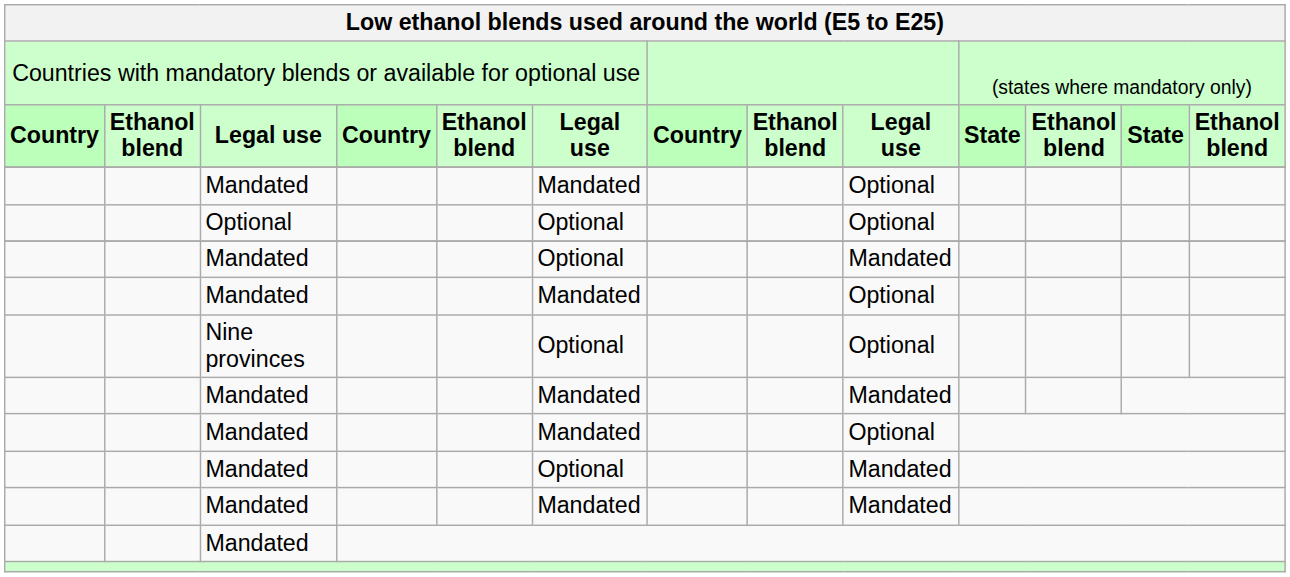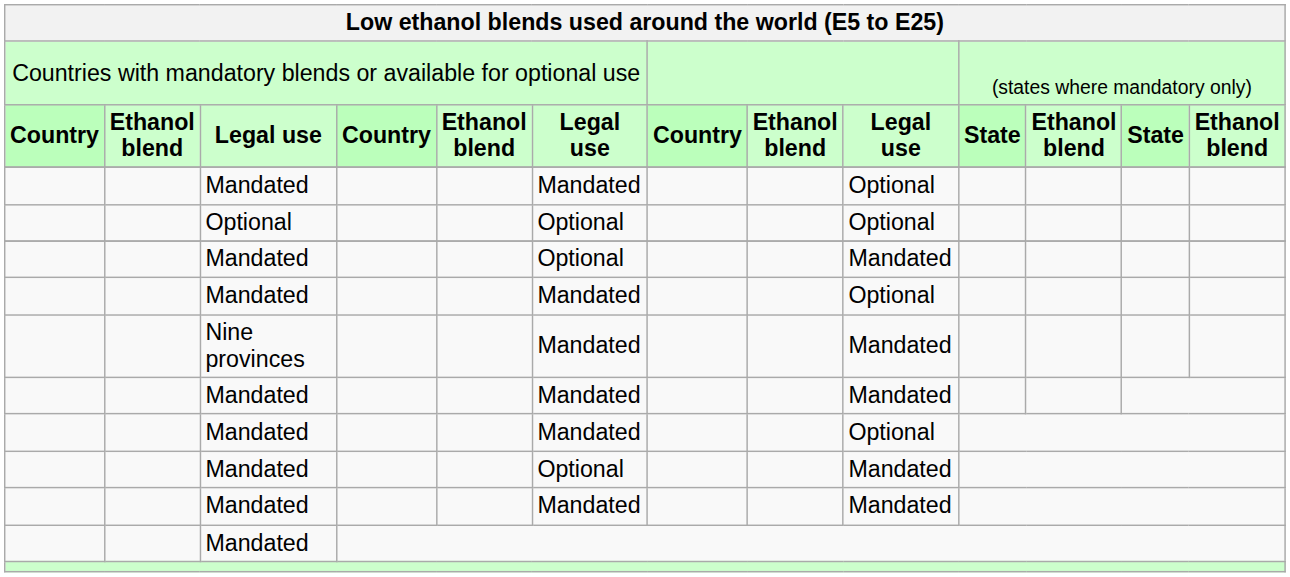(581, 345) Optional -> (589, 345) Mandated
(892, 345) Optional -> (900, 345) Mandated
